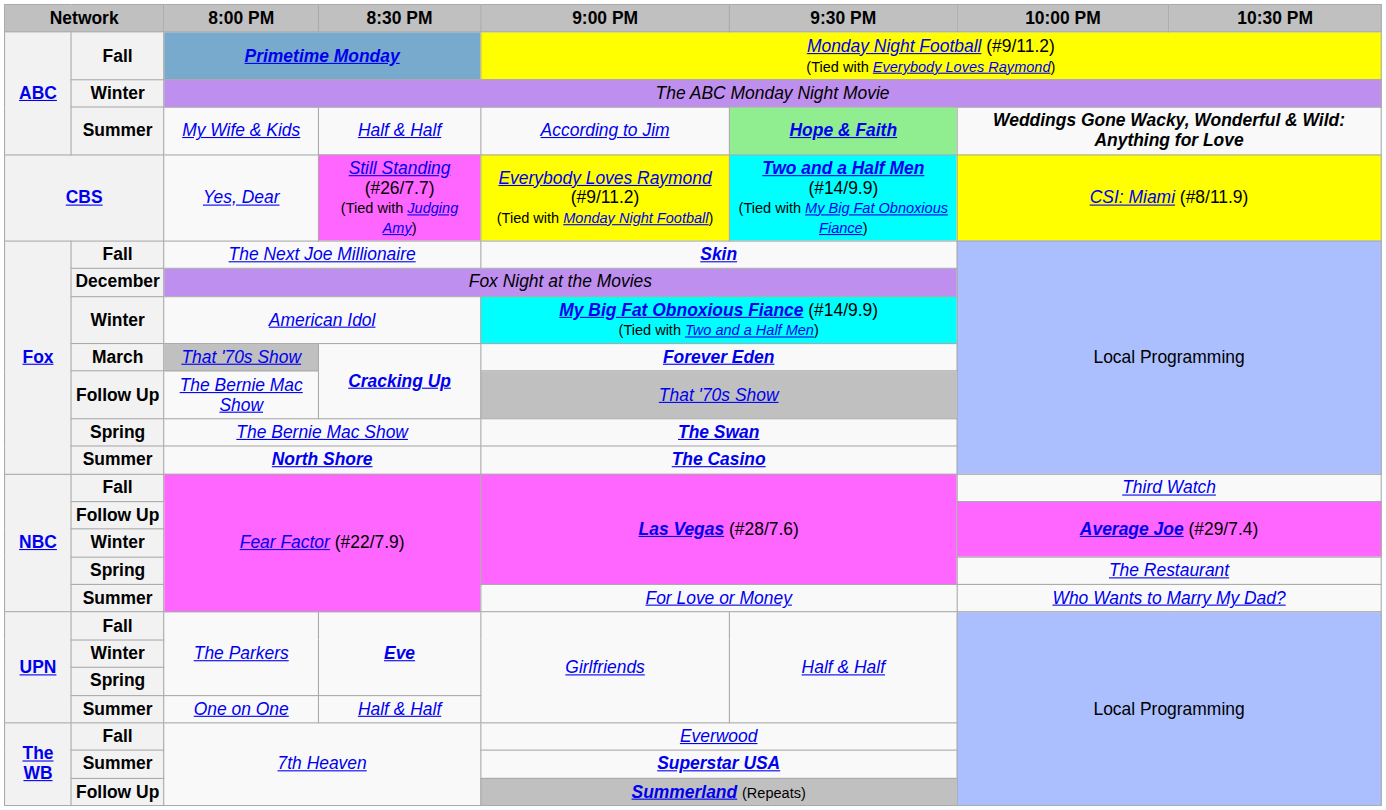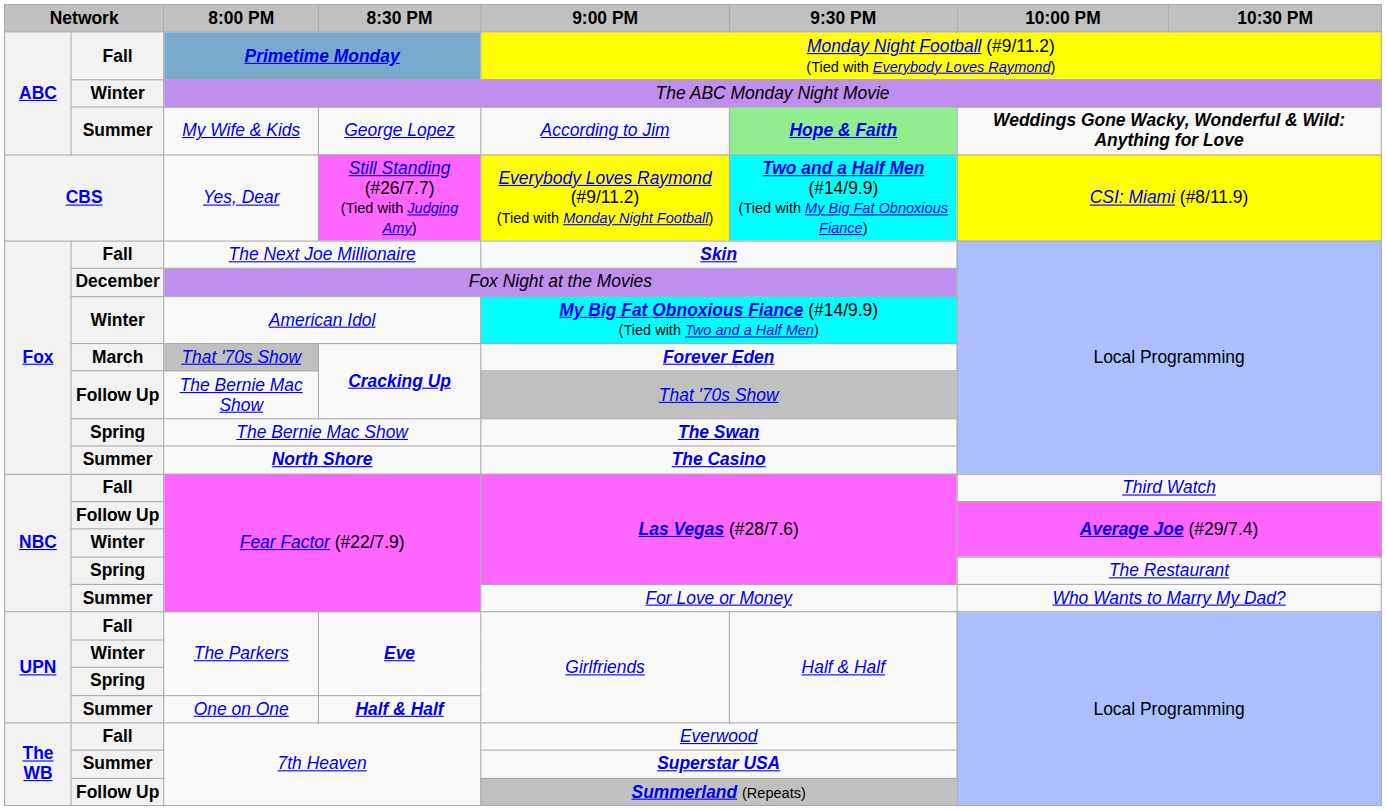(400, 130) Half & Half -> (400, 130) George Lopez
(400, 708) normal -> (400, 708) bold
